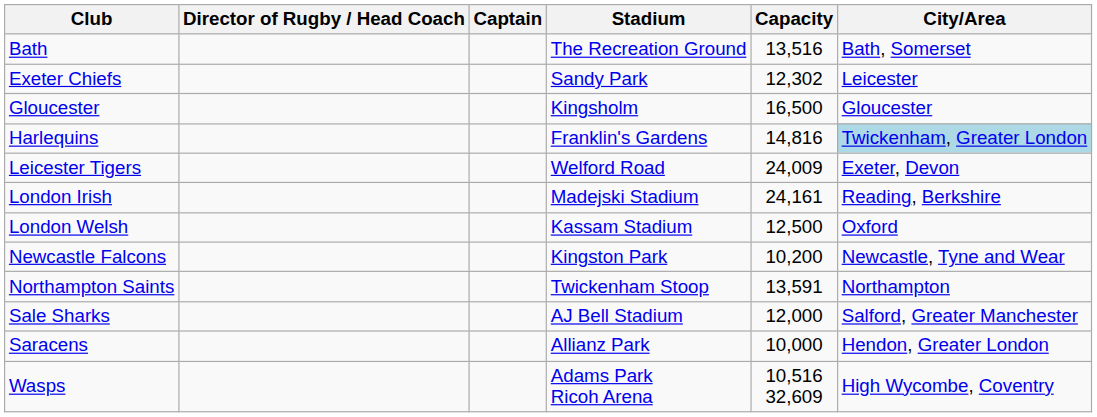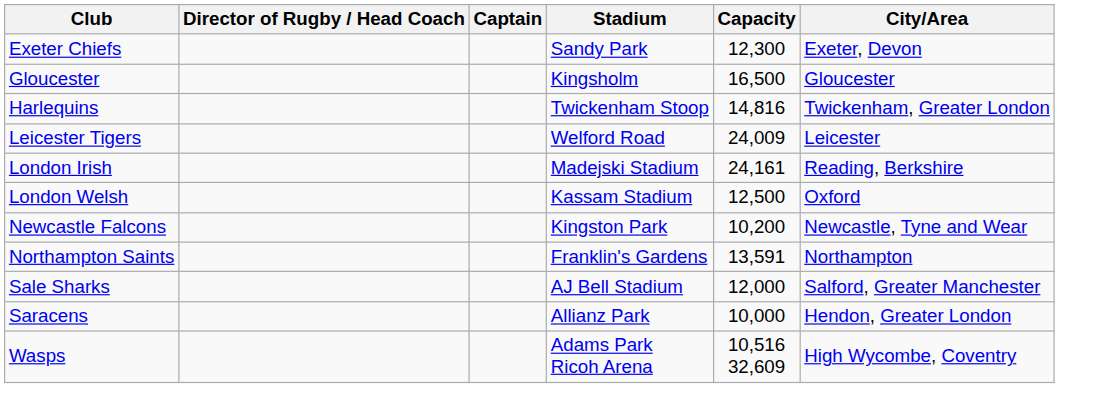- row: (28, 49)
(794, 78) 12,302 -> (757, 49) 12,300
(880, 78) Leicester -> (863, 49) Exeter, Devon
(629, 138) Franklin's Gardens -> (630, 108) Twickenham Stoop
(964, 138) lightblue background -> (927, 108) no background
(900, 167) Exeter, Devon -> (842, 138) Leicester
(630, 286) Twickenham Stoop -> (629, 256) Franklin's Gardens
